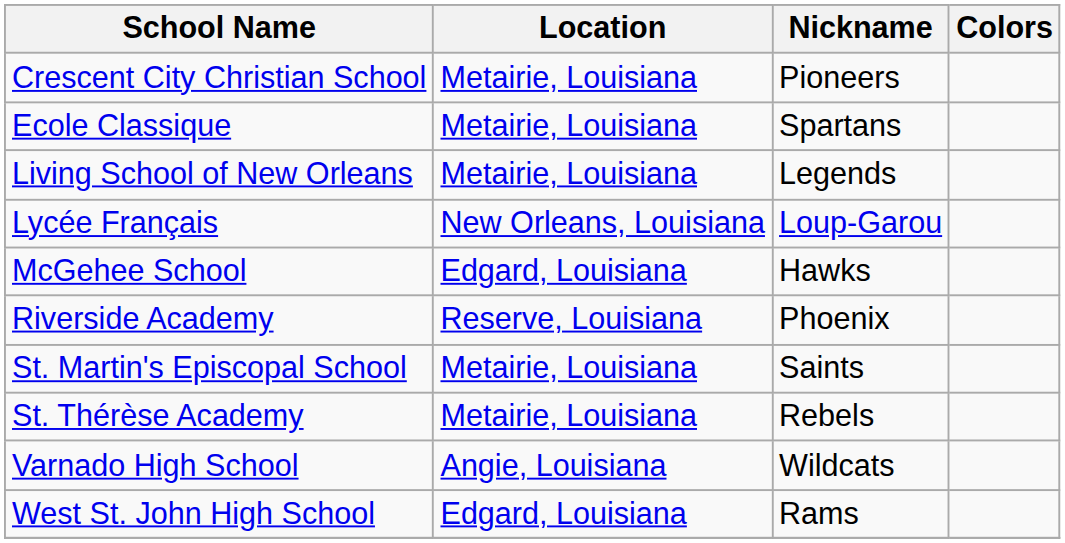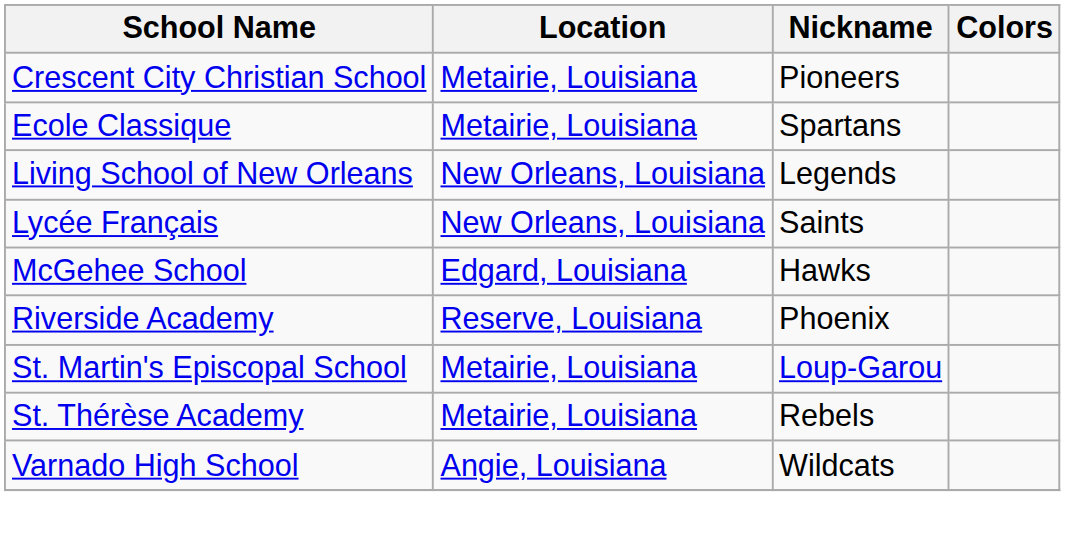(569, 174) Metairie, Louisiana -> (603, 174) New Orleans, Louisiana
(861, 222) Loup-Garou -> (822, 222) Saints
(822, 367) Saints -> (861, 367) Loup-Garou
- row: (193, 513)
